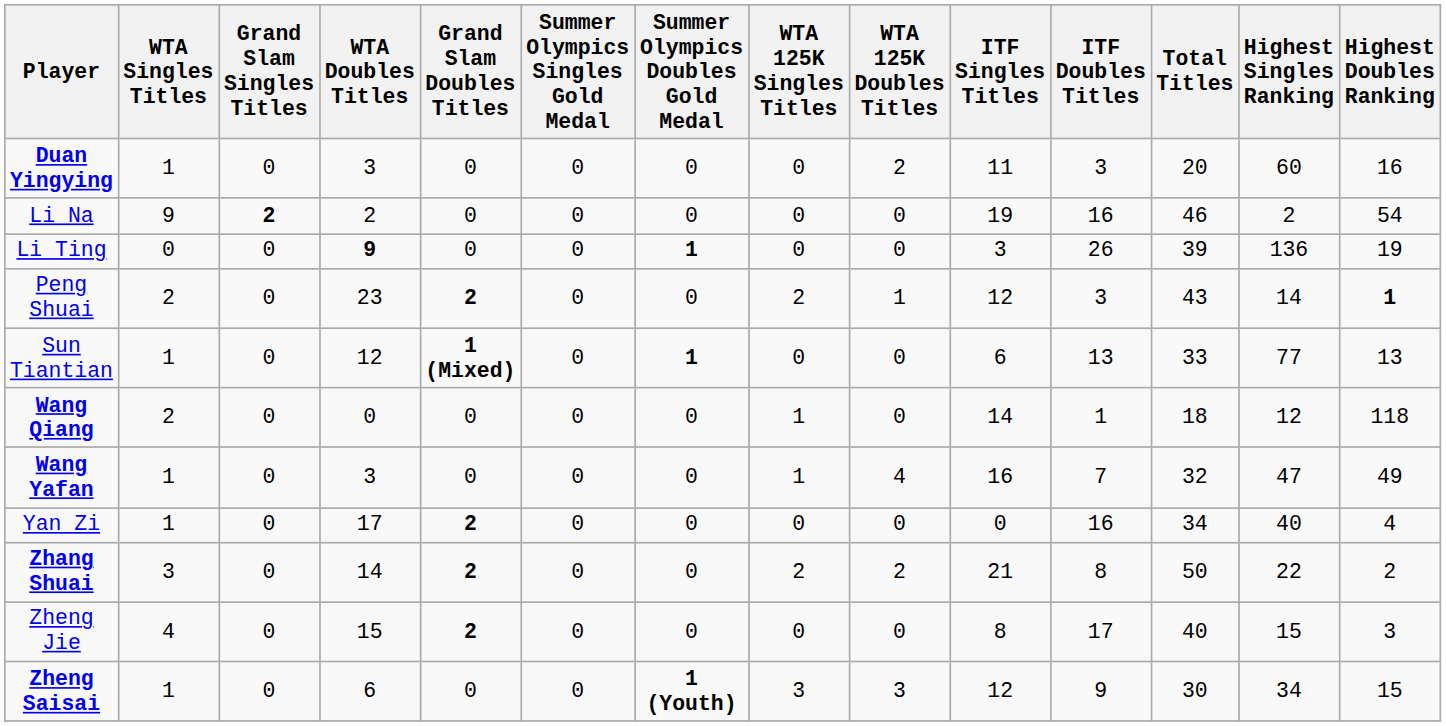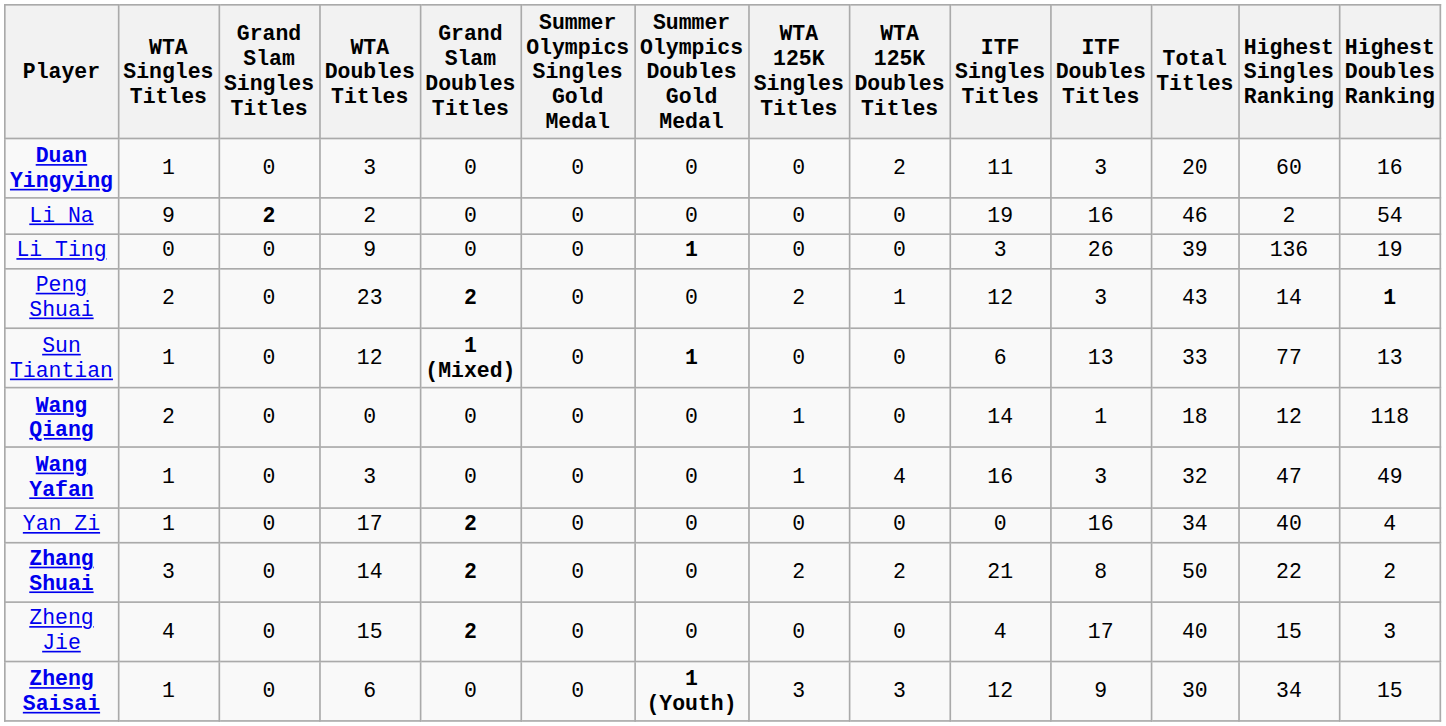(370, 251) bold -> (370, 251) normal
(1101, 477) 7 -> (1101, 477) 3
(1000, 632) 8 -> (1000, 632) 4
